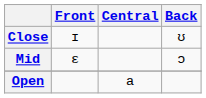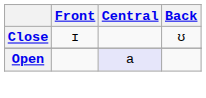- row: (28, 60)
(130, 82) no background -> (130, 60) lavender background
